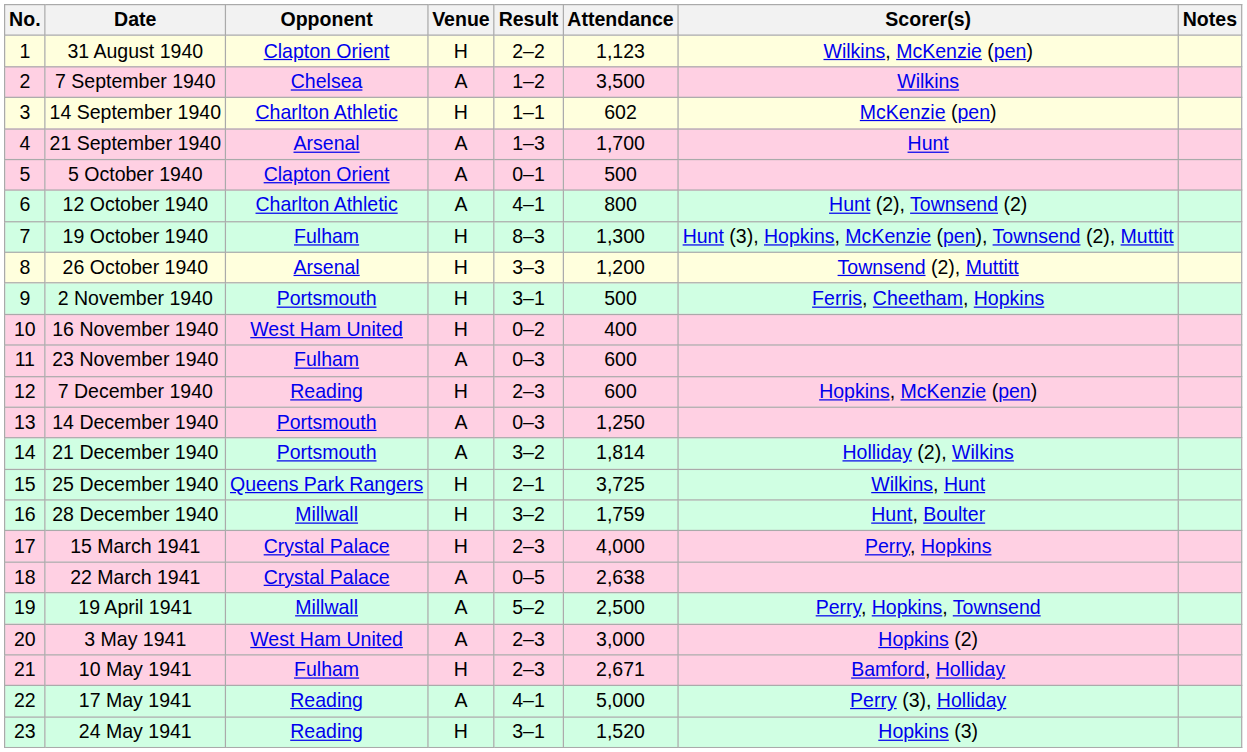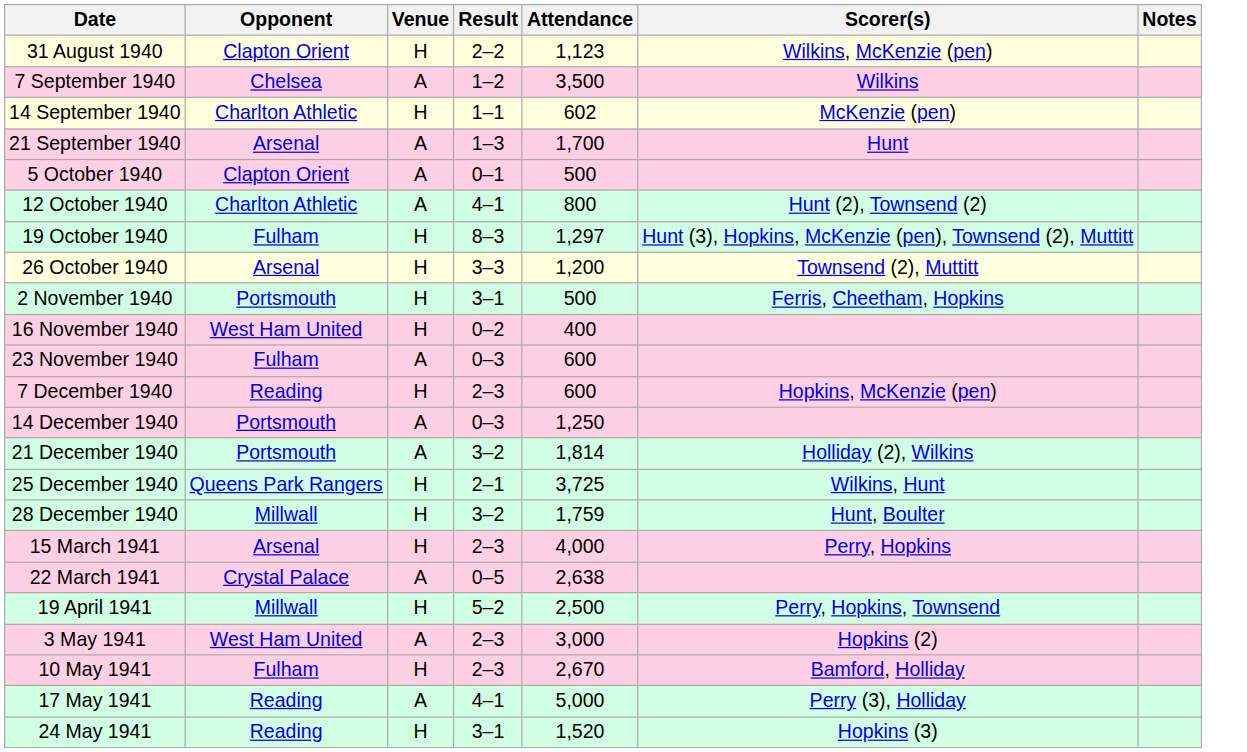- column: (25, 19)
(620, 236) 1,300 -> (580, 236) 1,297
(327, 546) Crystal Palace -> (286, 546) Arsenal
(461, 608) A -> (420, 608) H
(620, 670) 2,671 -> (580, 670) 2,670
